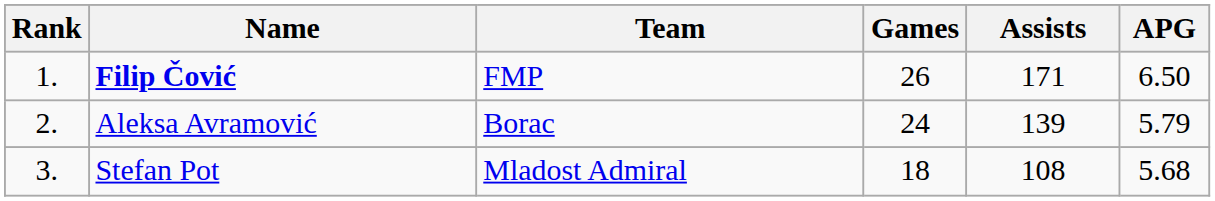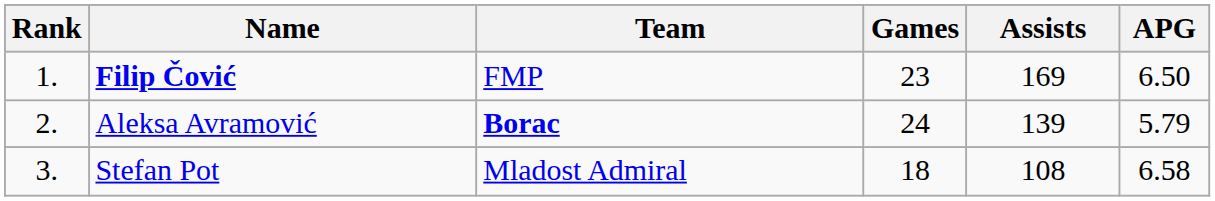(915, 75) 26 -> (915, 75) 23
(1043, 75) 171 -> (1043, 75) 169
(519, 123) normal -> (521, 123) bold
(1164, 170) 5.68 -> (1164, 170) 6.58
